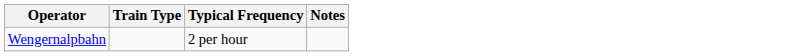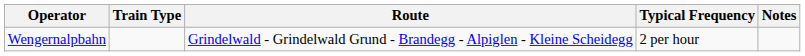+ column: (410, 16)
